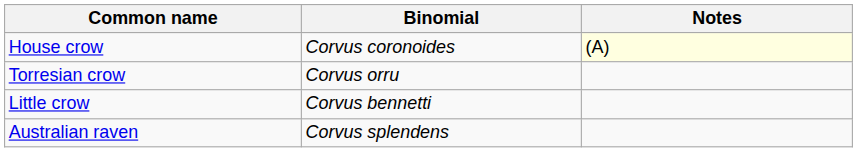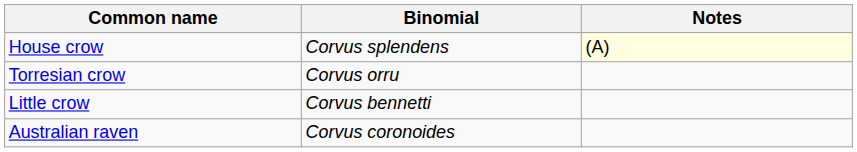(380, 47) Corvus coronoides -> (377, 47) Corvus splendens
(377, 132) Corvus splendens -> (380, 132) Corvus coronoides
